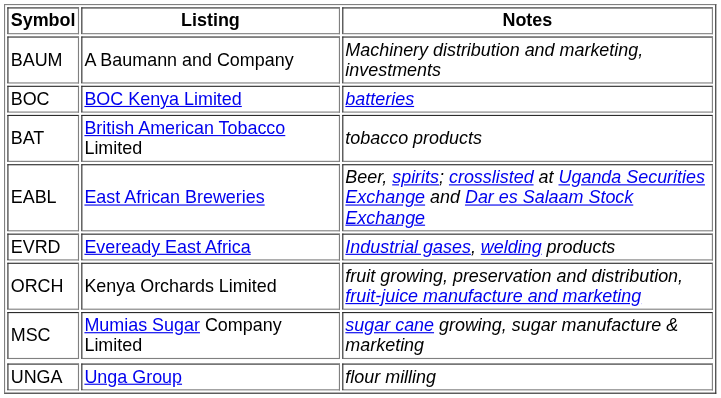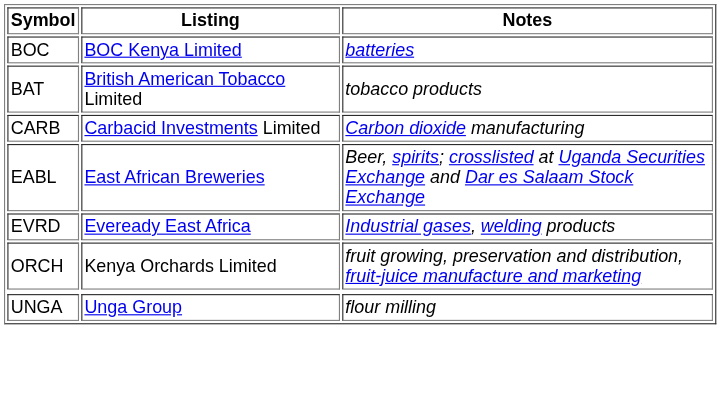- row: (37, 59)
+ row: (36, 128)
- row: (31, 335)
